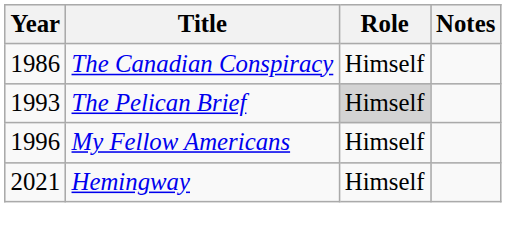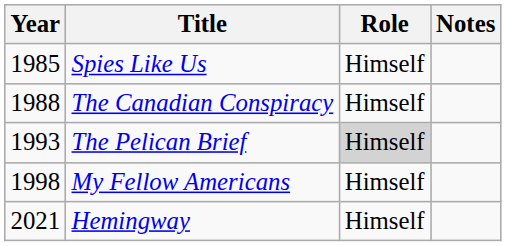+ row: (139, 63)
(35, 63) 1986 -> (35, 102) 1988
(35, 142) 1996 -> (35, 181) 1998
